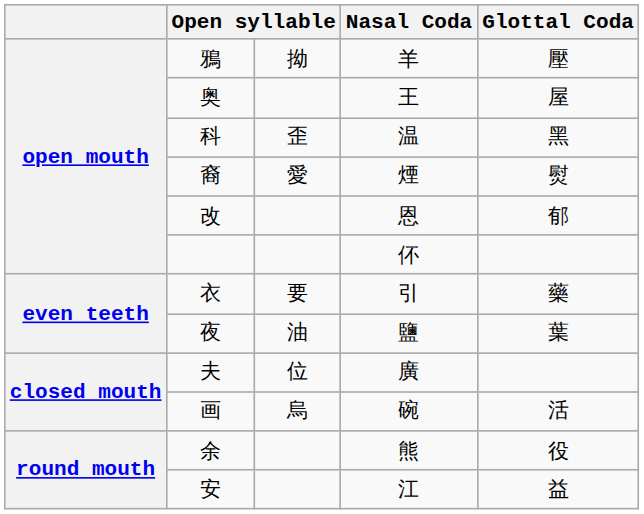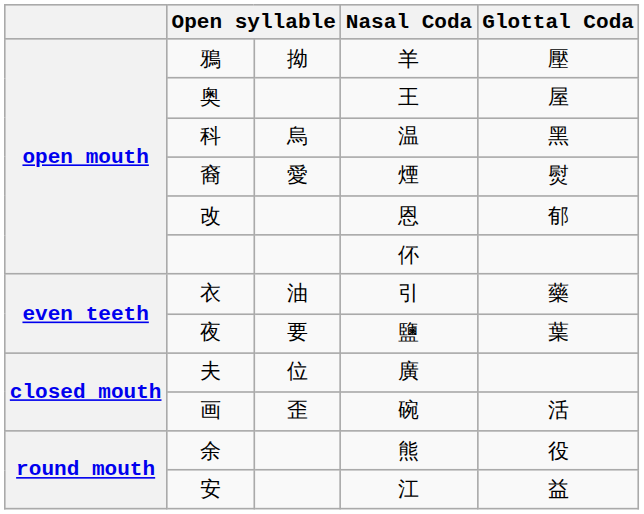(297, 138) 歪 -> (297, 138) 烏
(297, 295) 要 -> (297, 295) 油
(297, 334) 油 -> (297, 334) 要
(297, 412) 烏 -> (297, 412) 歪
